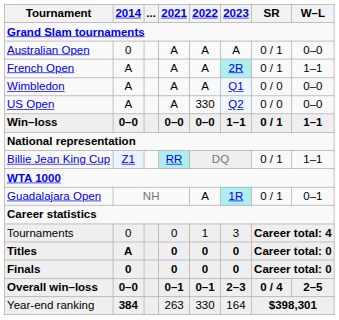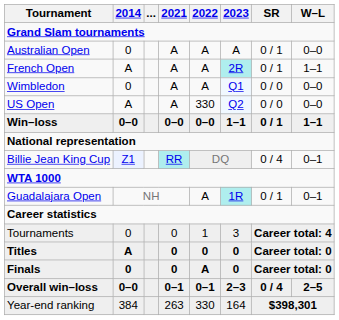(128, 86) A -> (128, 86) 0
(271, 159) 0 / 1 -> (271, 159) 0 / 4
(313, 159) 1–1 -> (313, 159) 0–1
(205, 269) 0 -> (205, 269) A
(128, 305) bold -> (128, 305) normal
